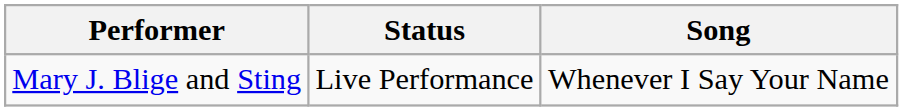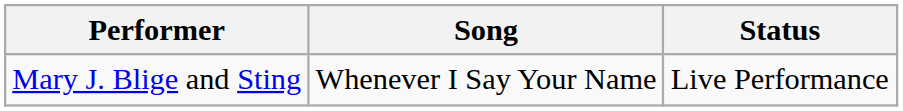columns swapped: (718, 29) <-> (425, 29)
